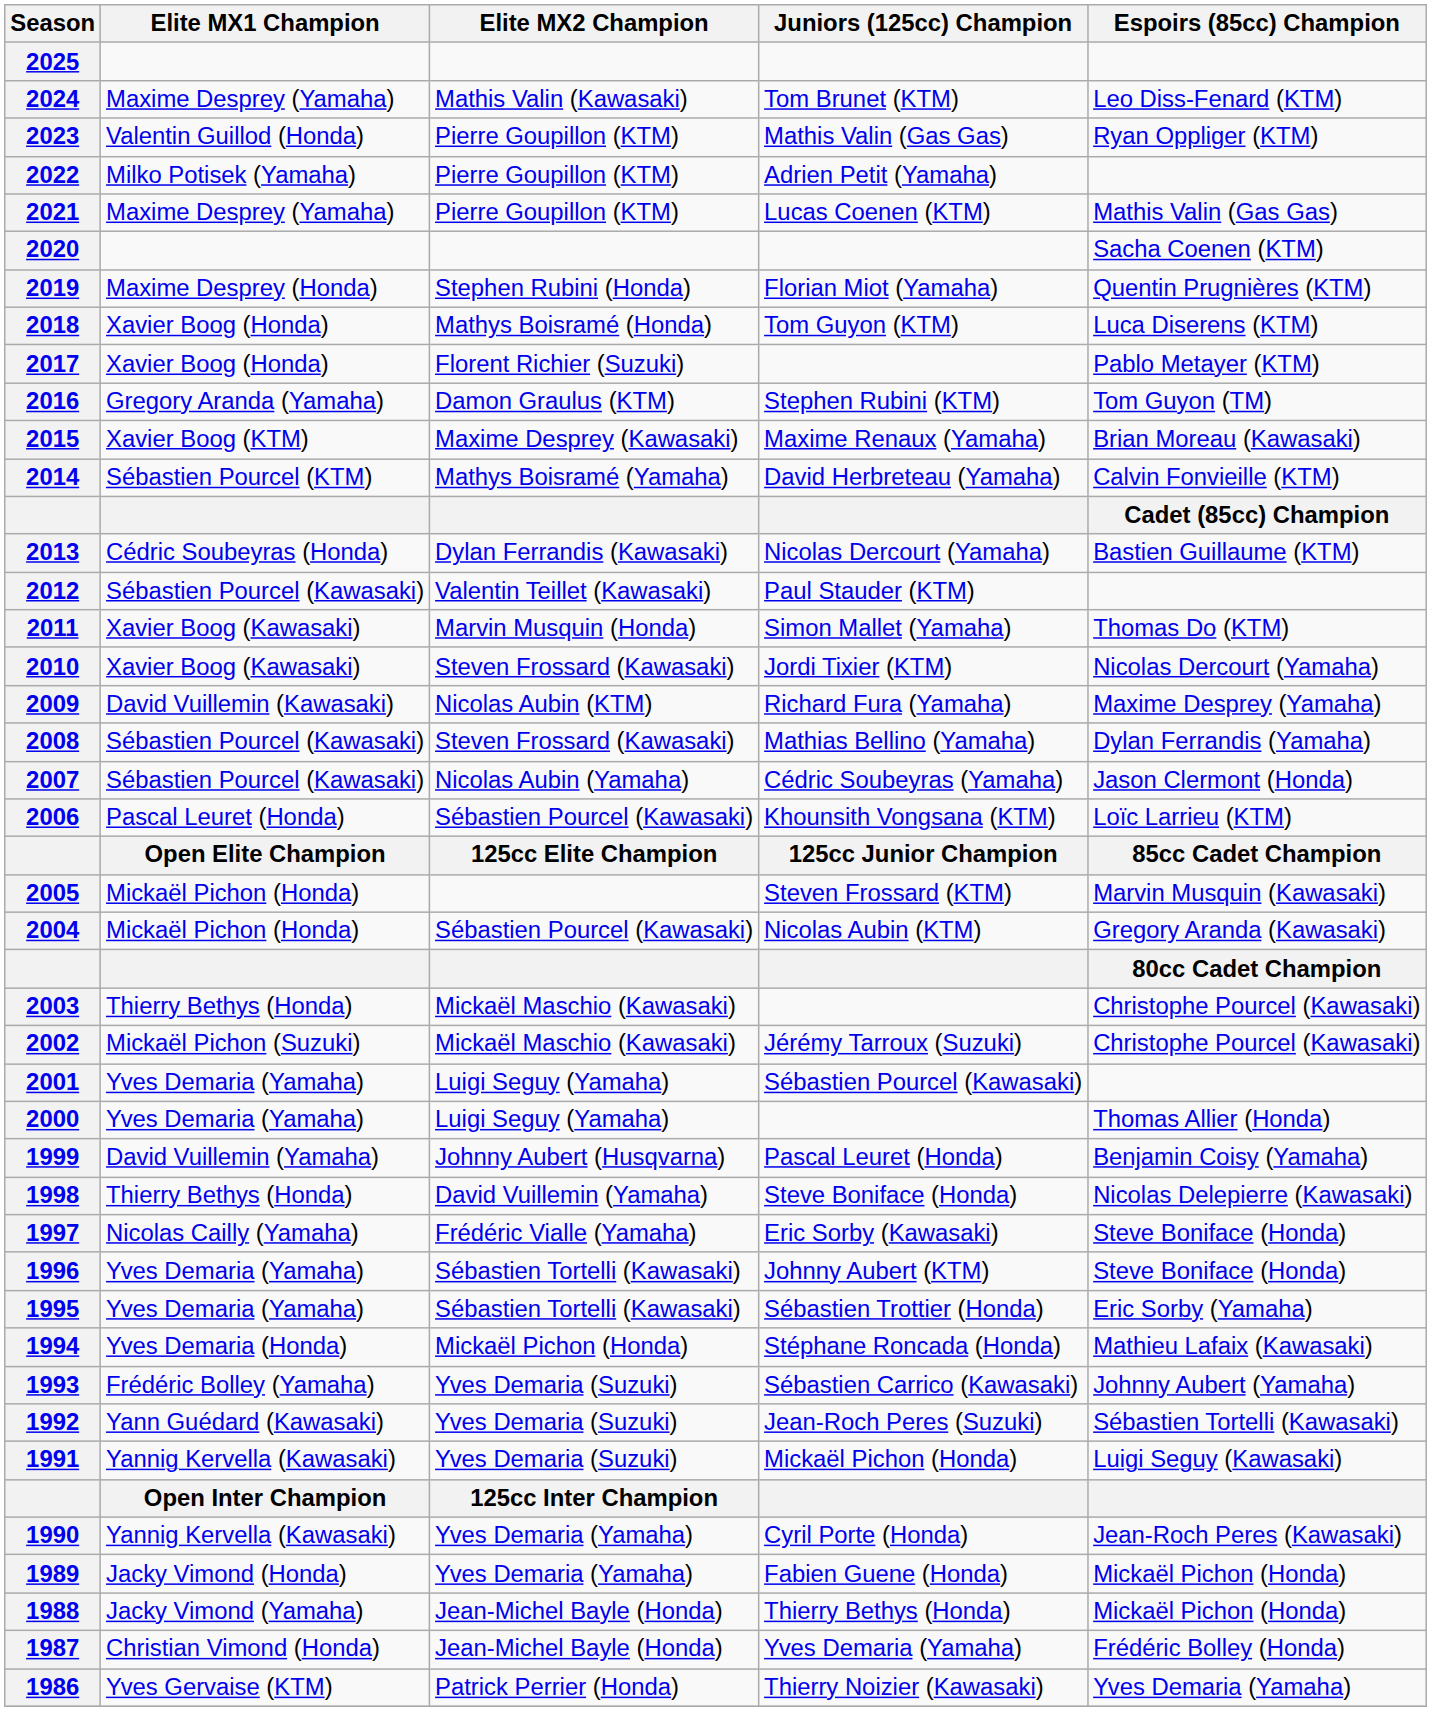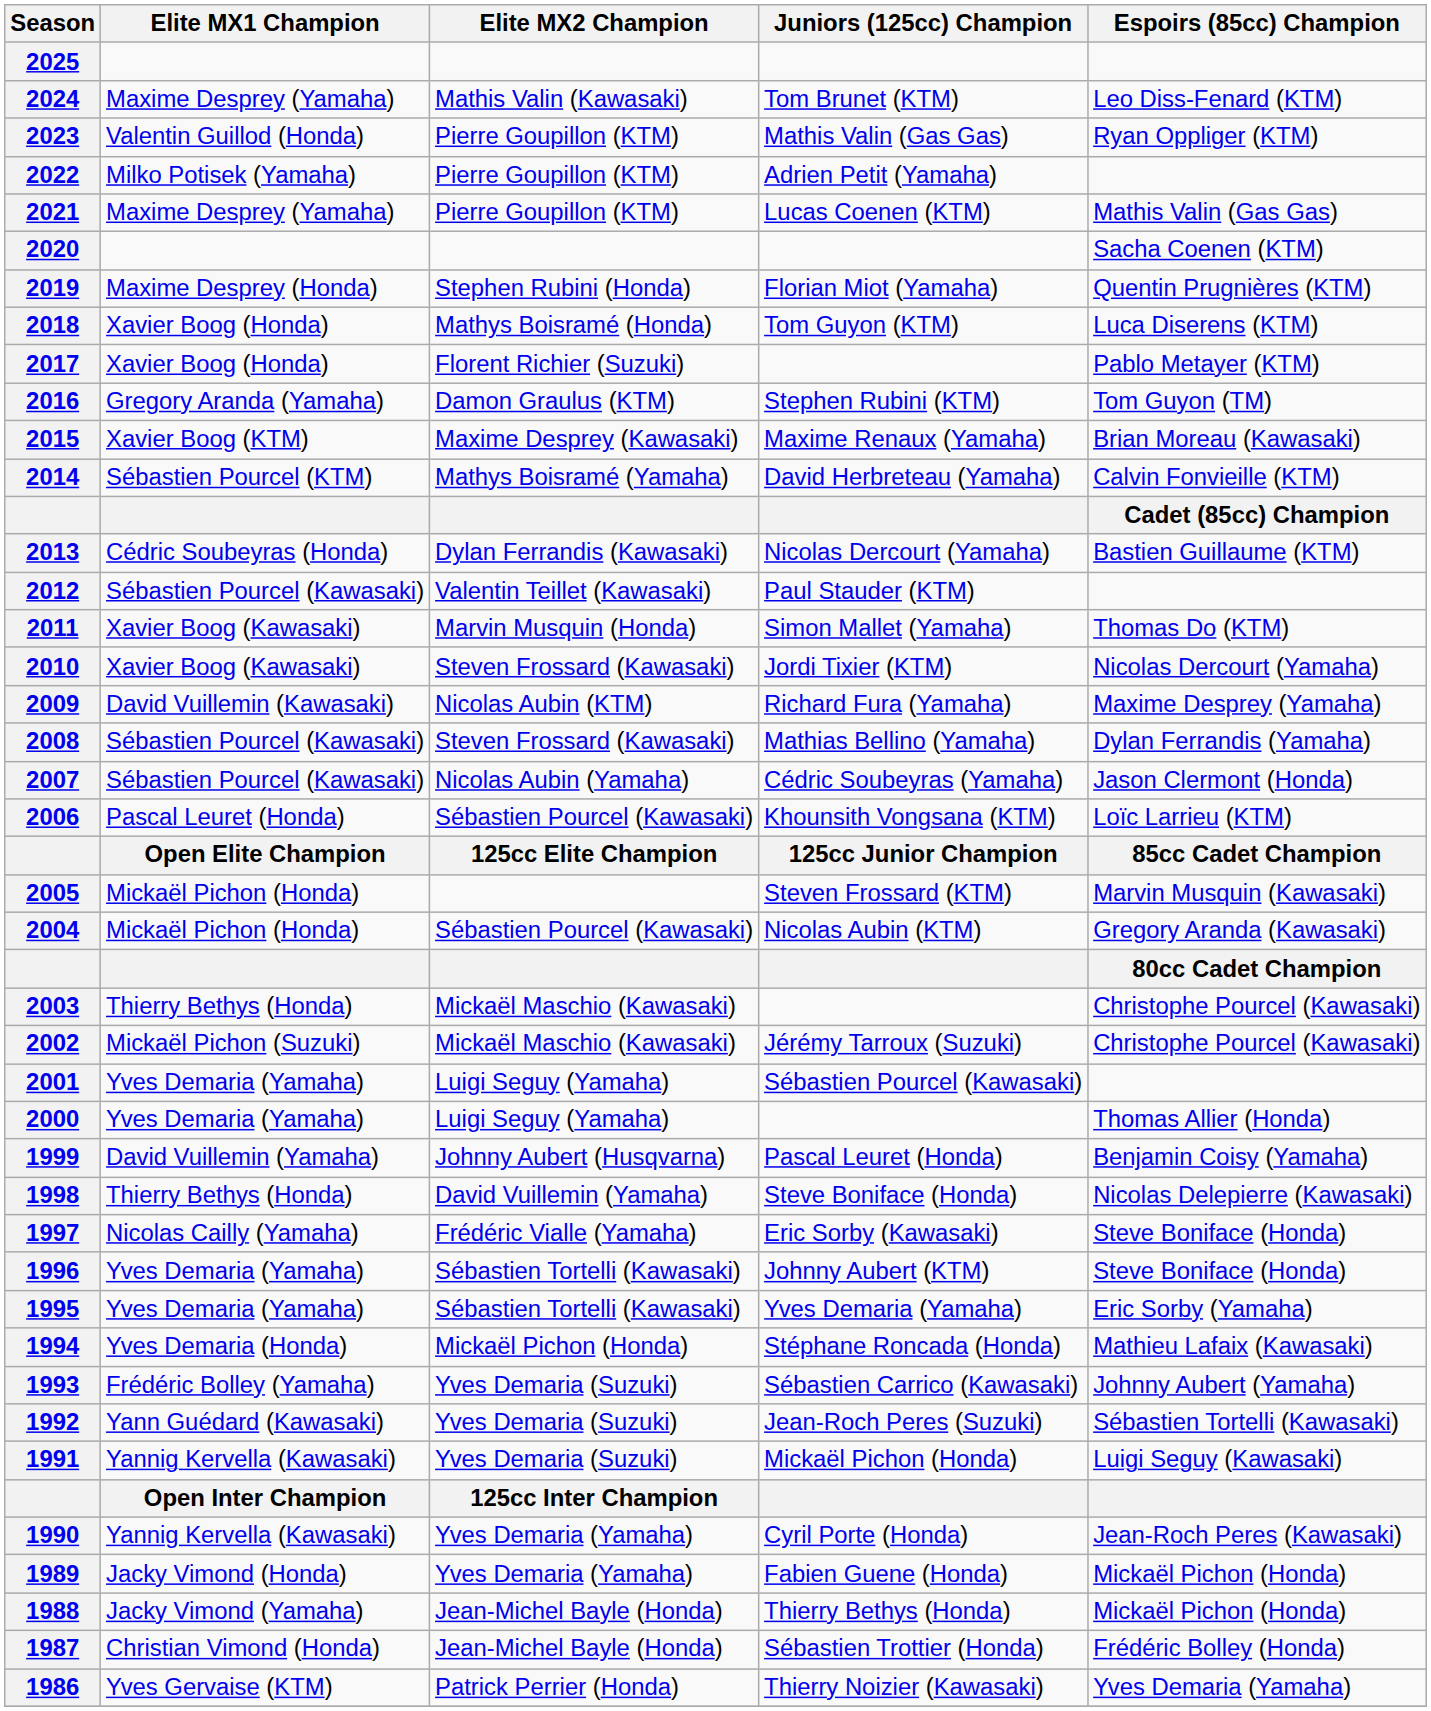(904, 1308) Sébastien Trottier (Honda) -> (893, 1308) Yves Demaria (Yamaha)
(893, 1649) Yves Demaria (Yamaha) -> (904, 1649) Sébastien Trottier (Honda)
